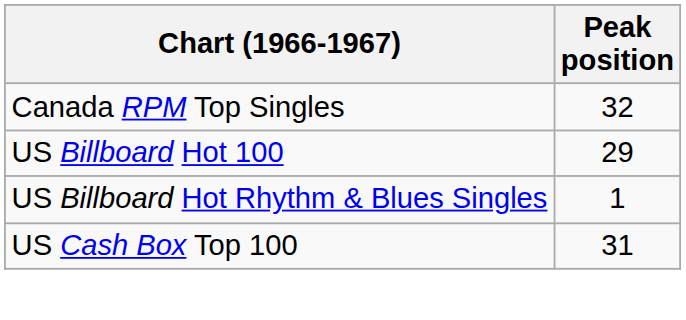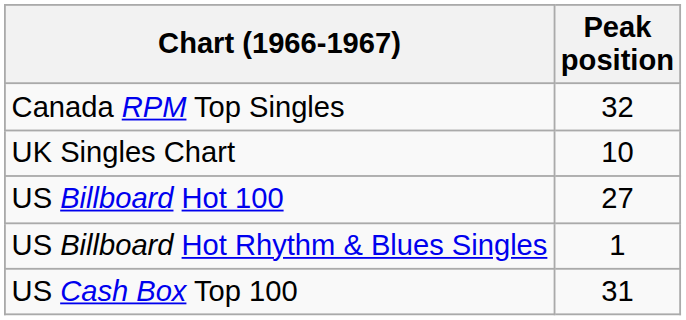+ row: (123, 152)
(617, 152) 29 -> (617, 198) 27
